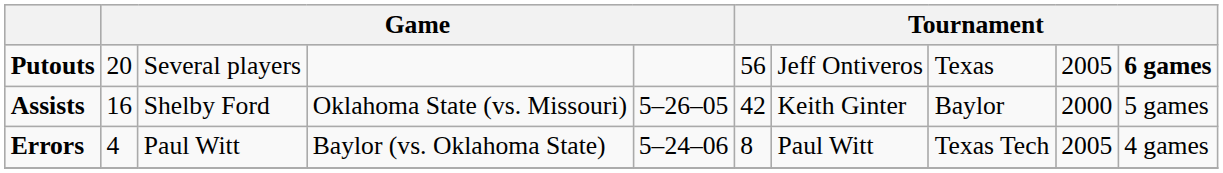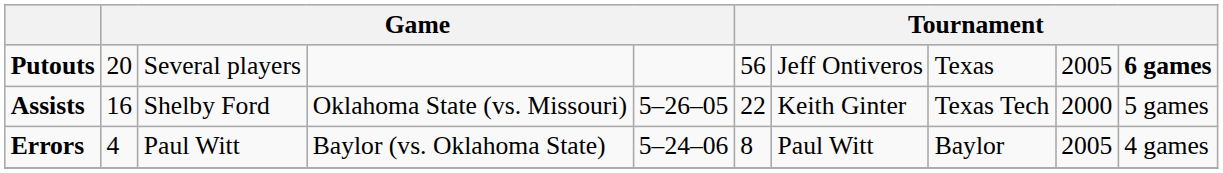(753, 106) 42 -> (753, 106) 22
(970, 106) Baylor -> (992, 106) Texas Tech
(992, 146) Texas Tech -> (970, 146) Baylor
